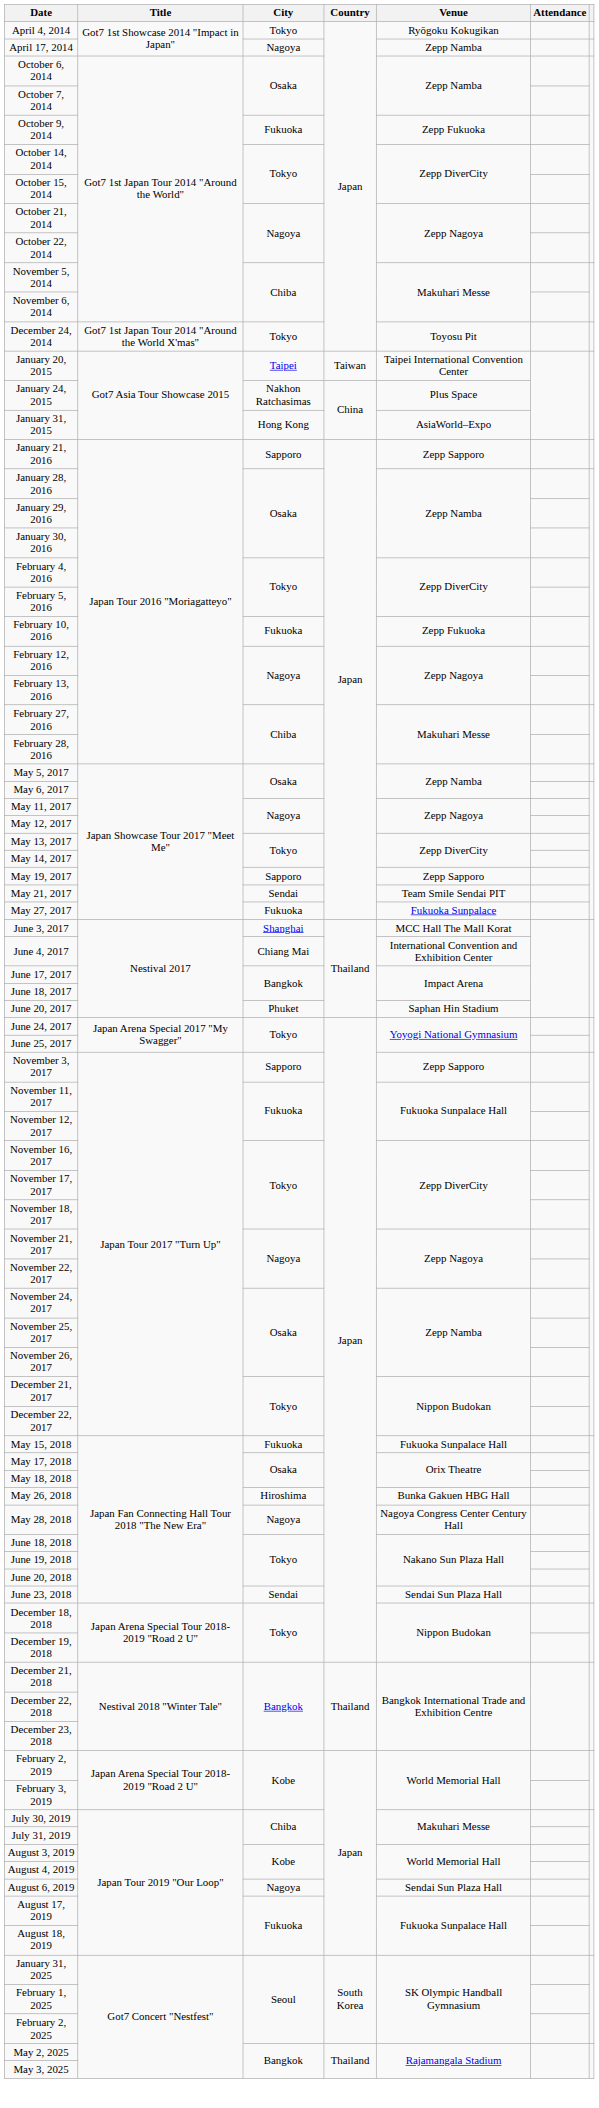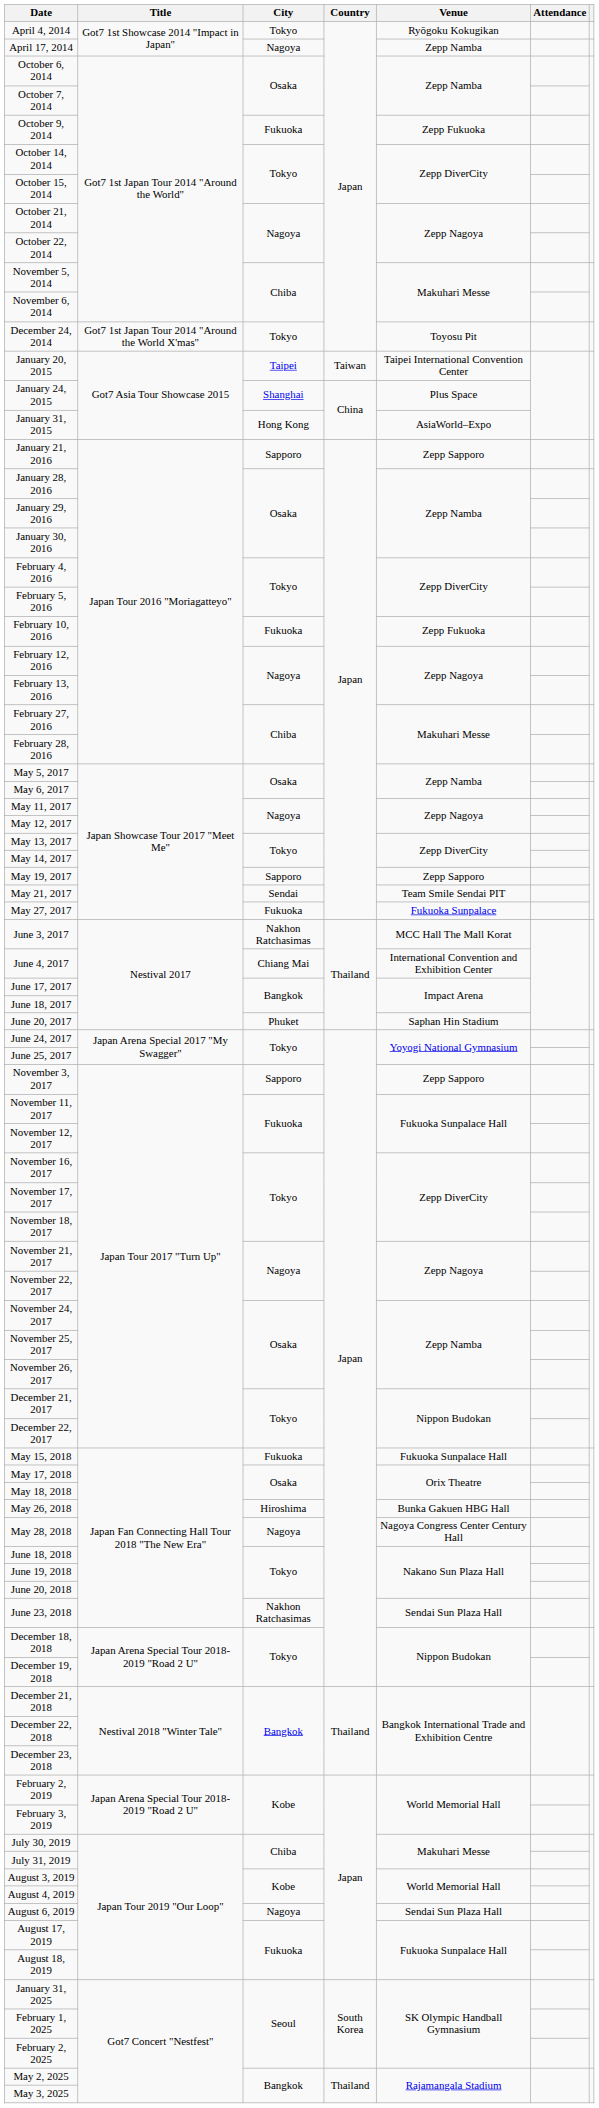(283, 395) Nakhon Ratchasimas -> (283, 395) Shanghai
(283, 928) Shanghai -> (283, 934) Nakhon Ratchasimas
(283, 1594) Sendai -> (283, 1613) Nakhon Ratchasimas
